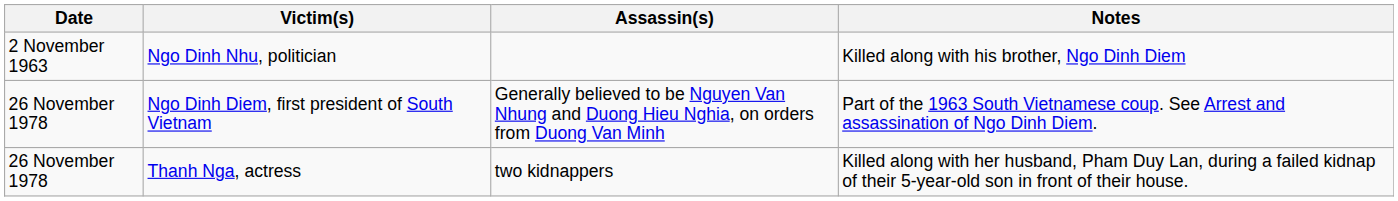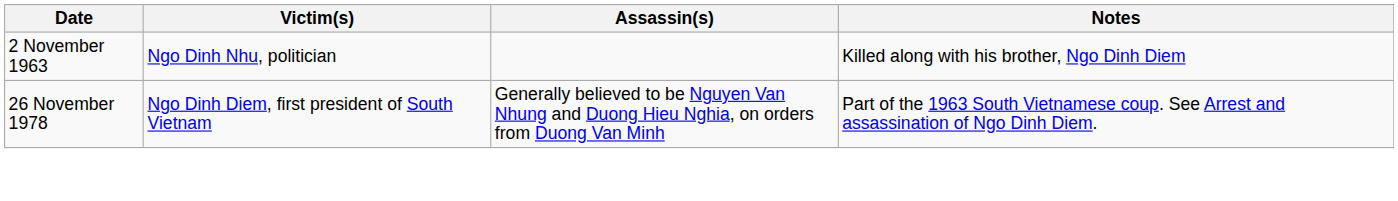- row: (224, 171)
